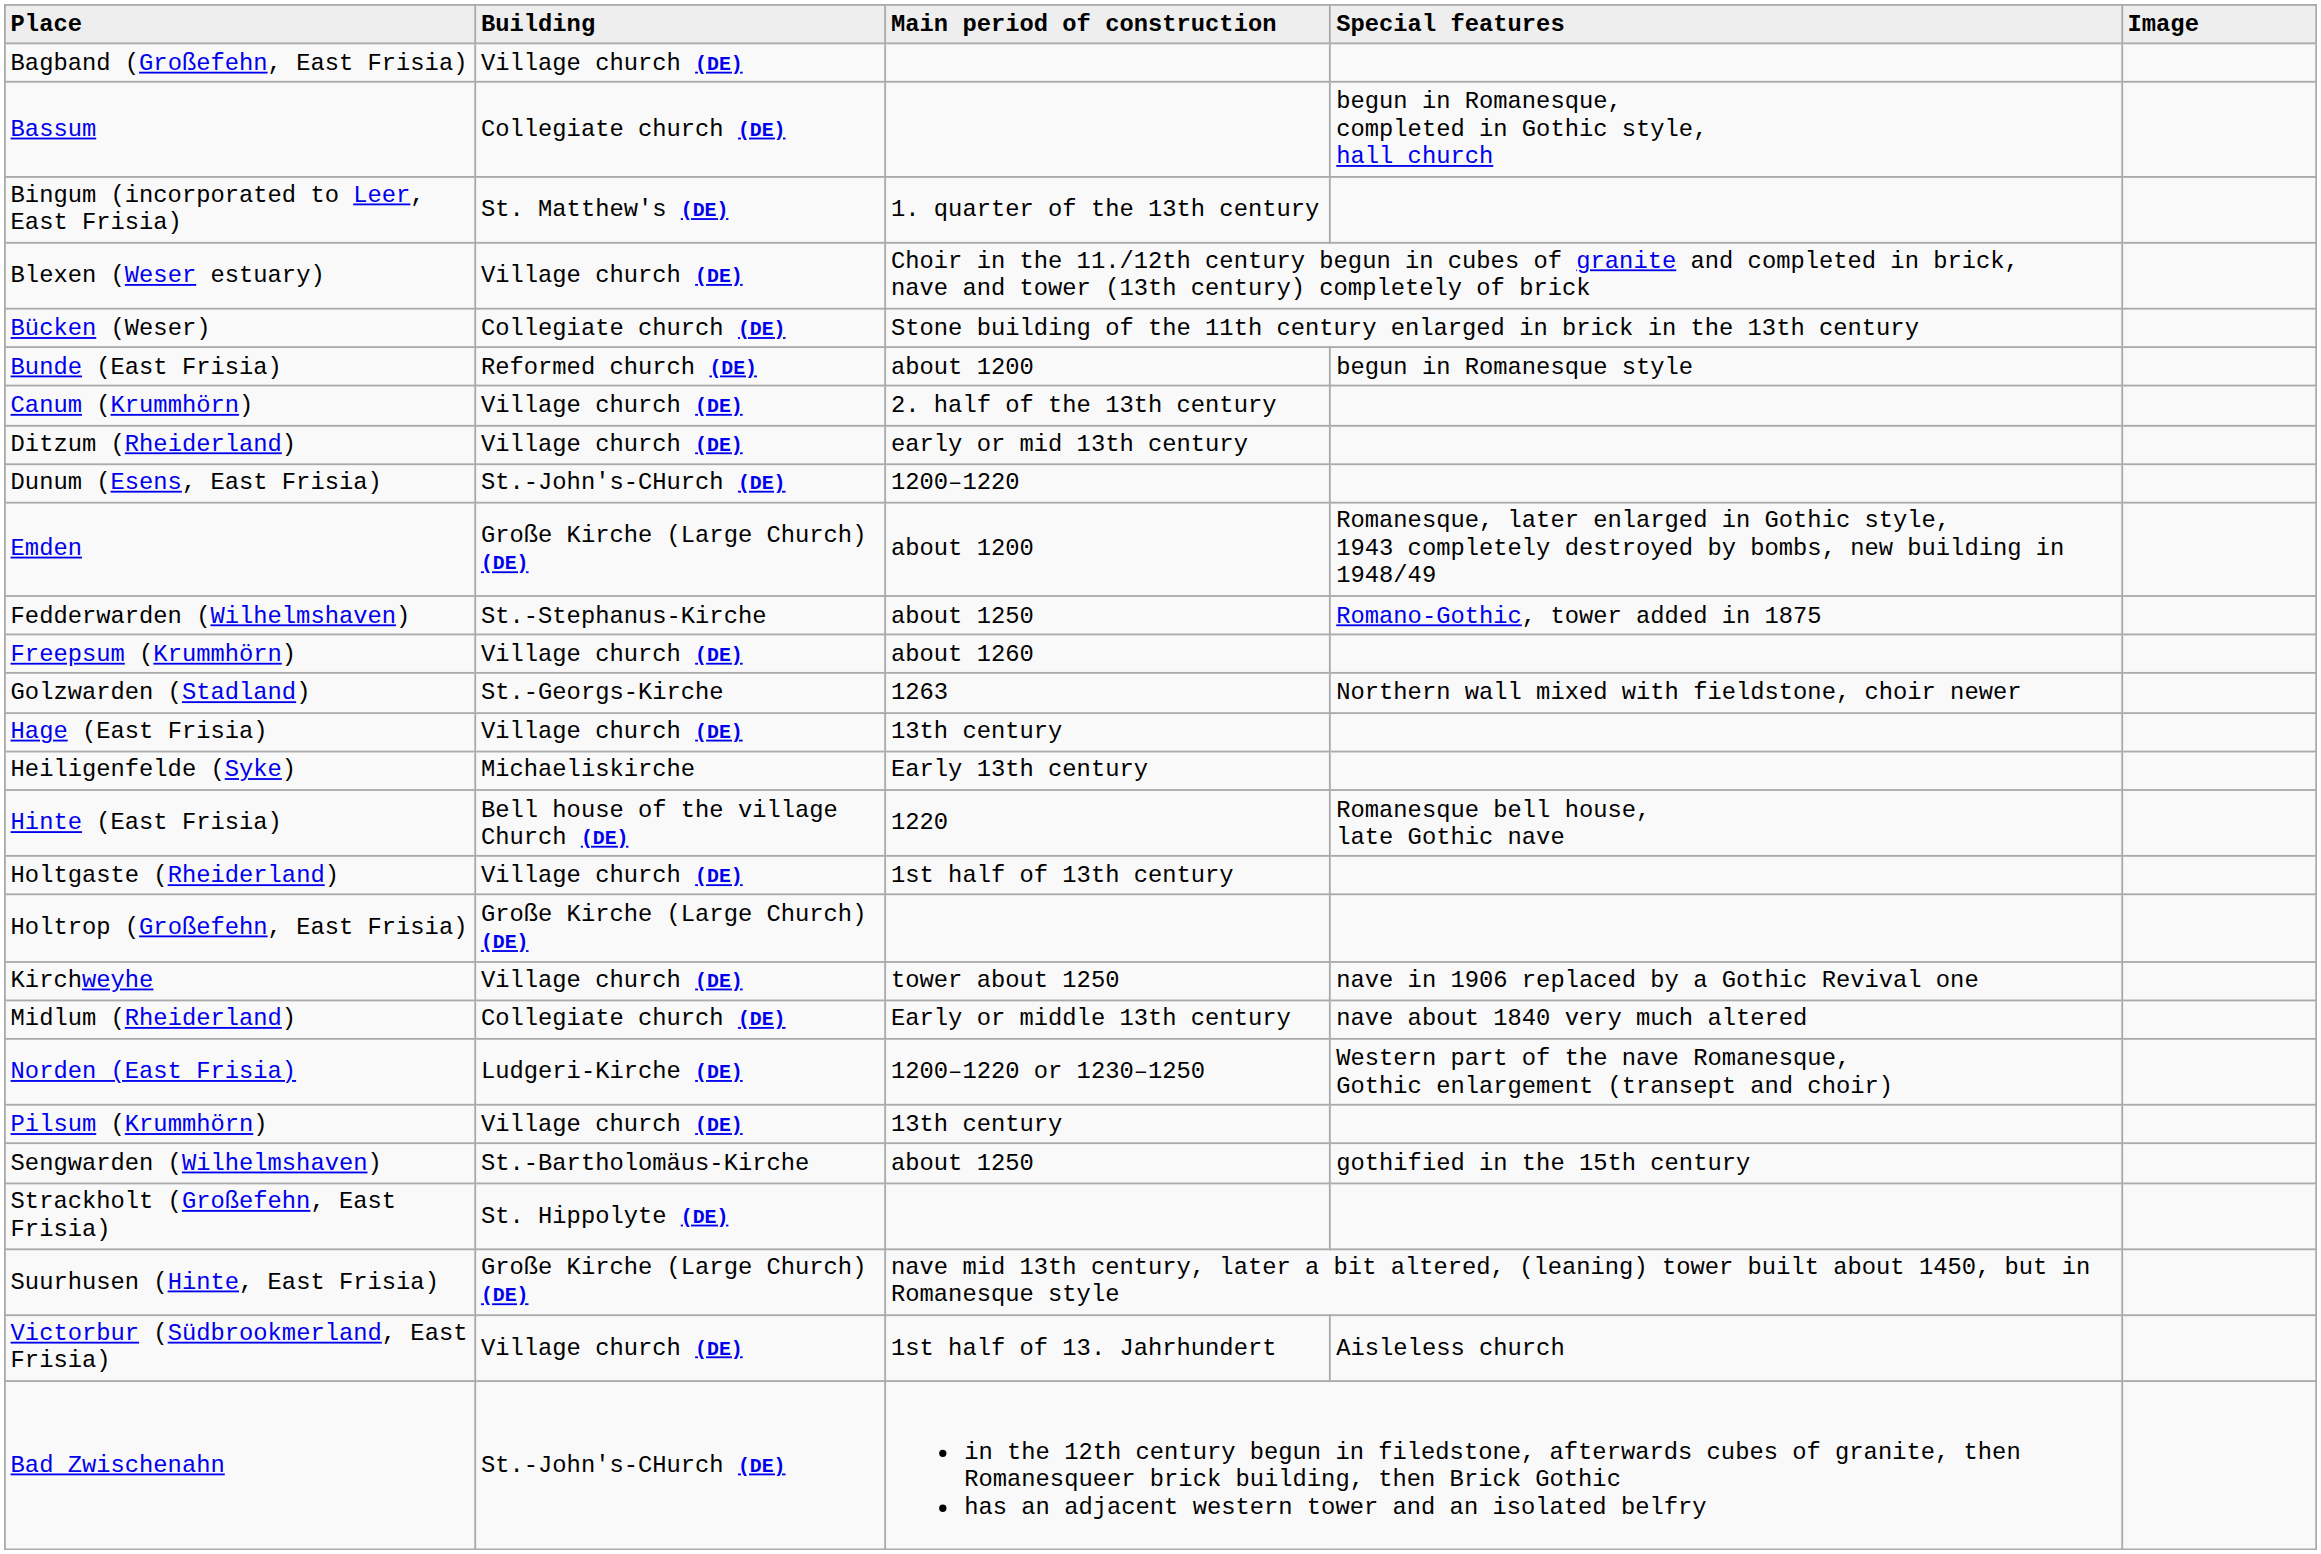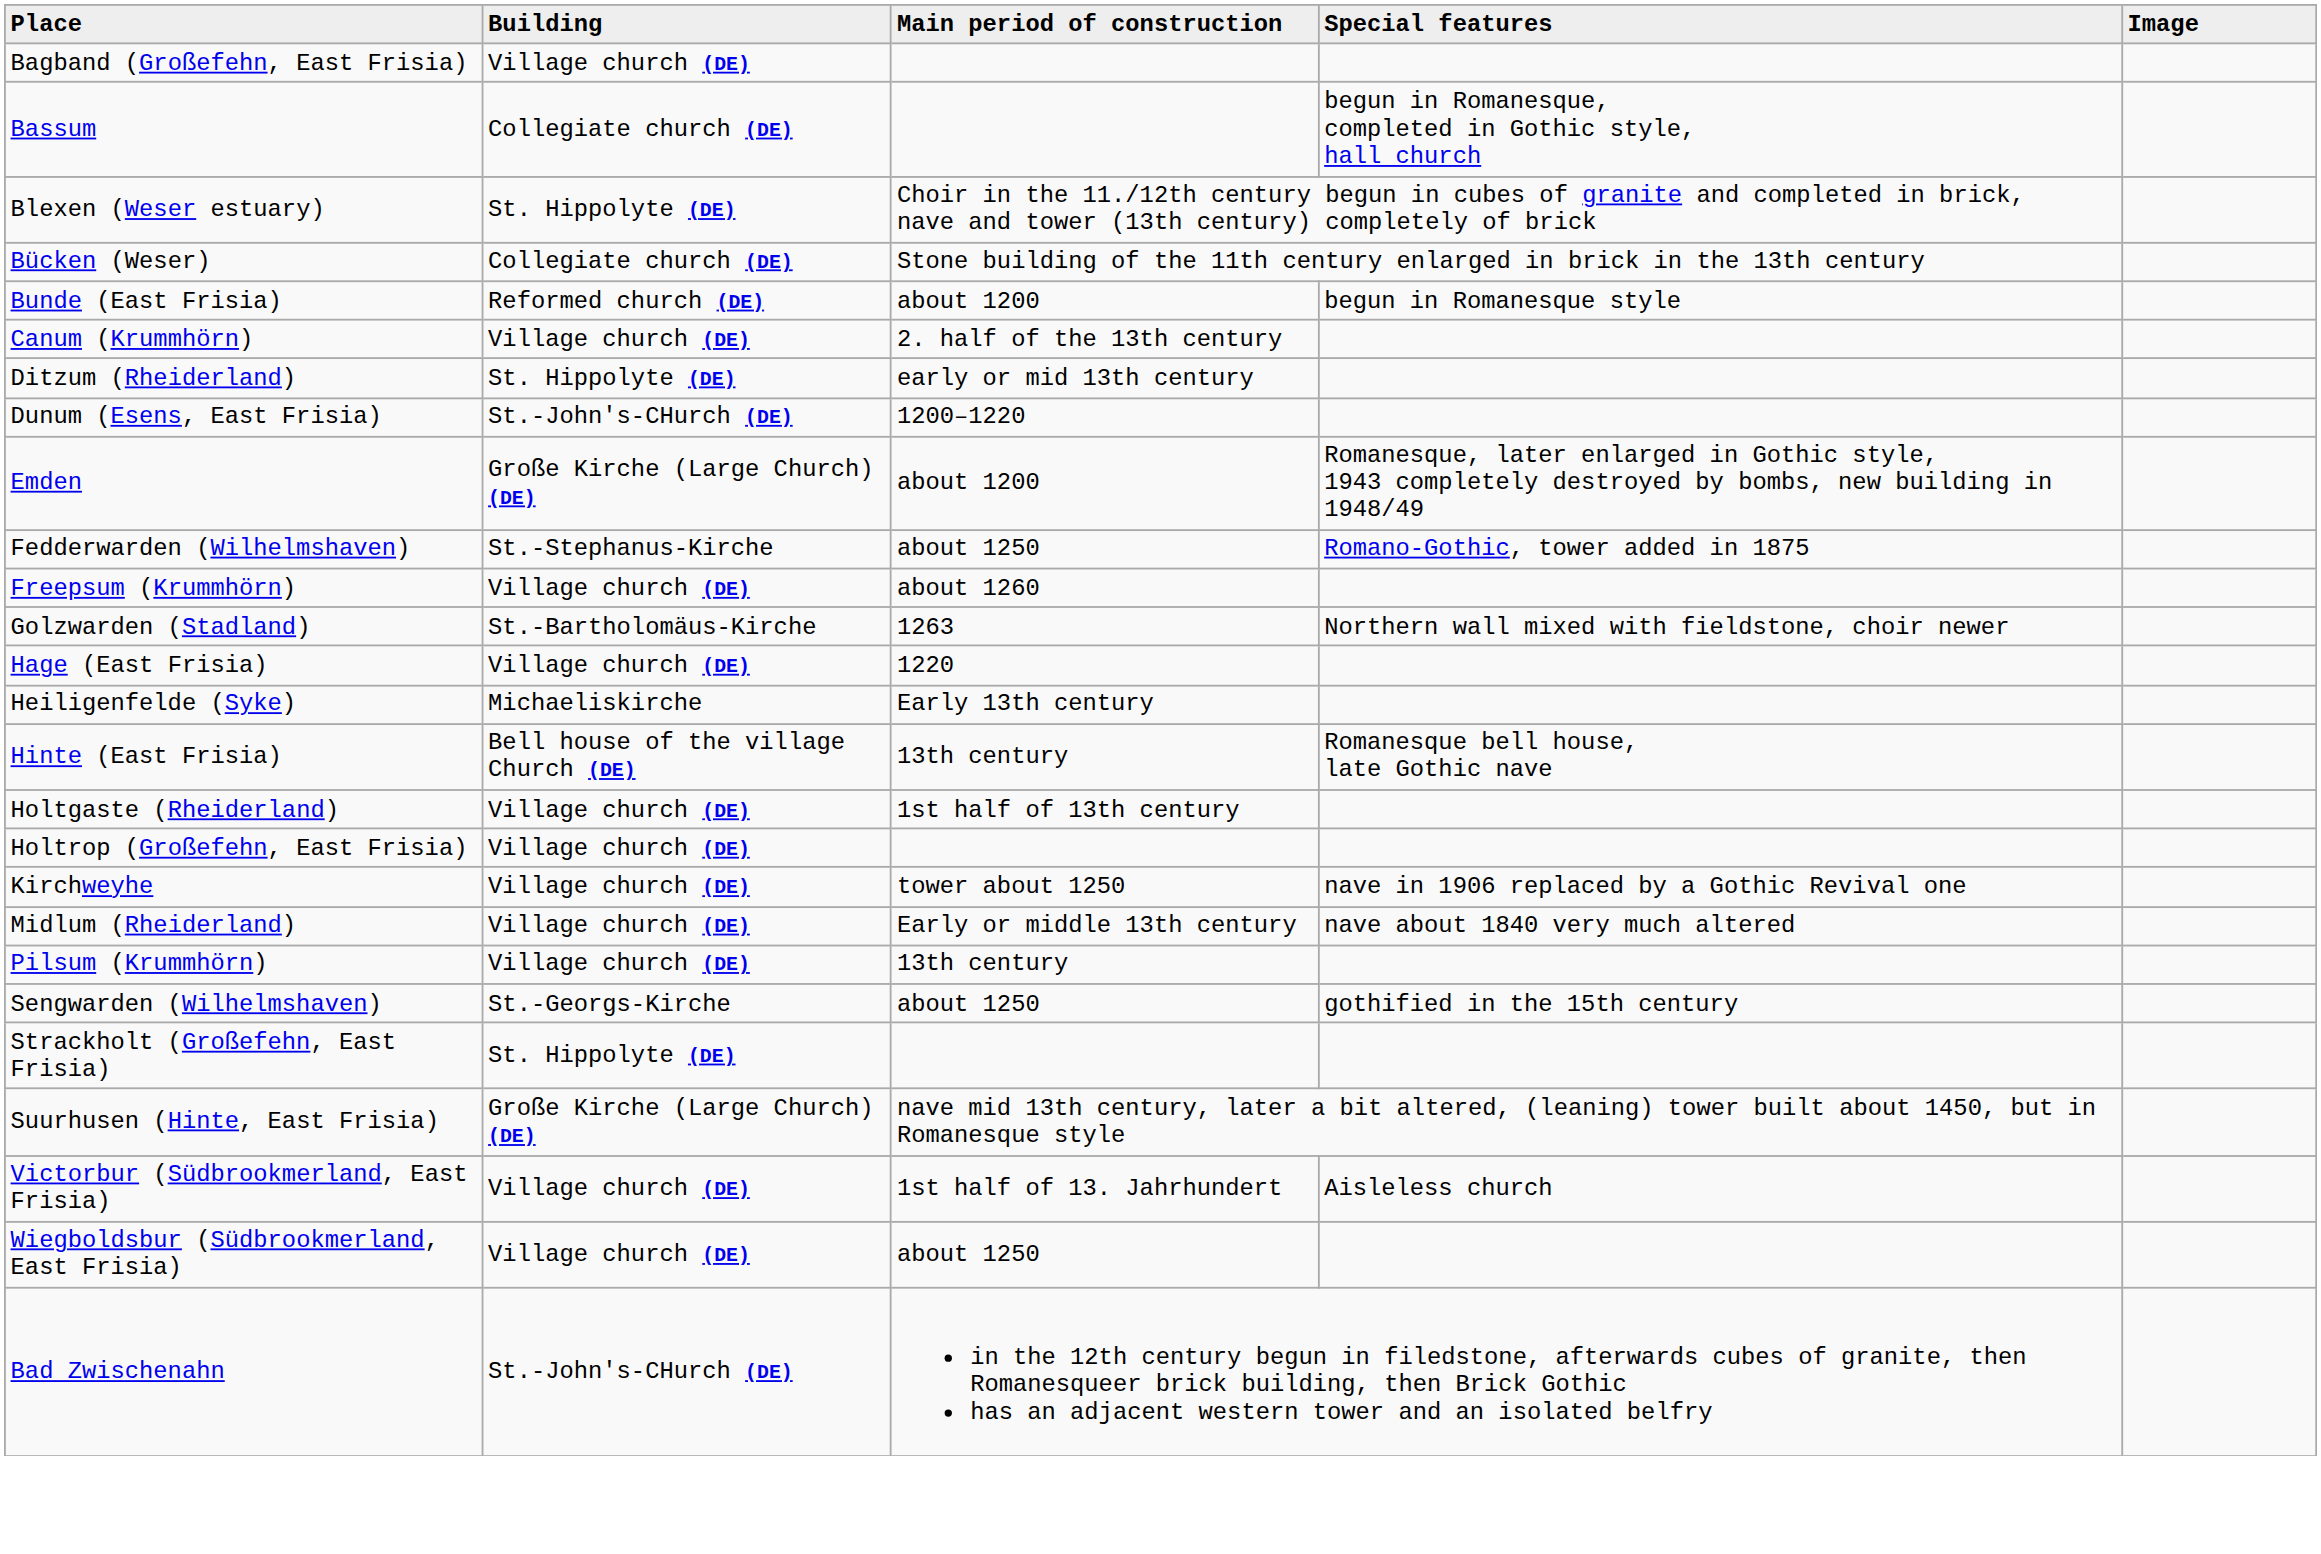- row: (218, 209)
(612, 275) Village church (DE) -> (612, 209) St. Hippolyte (DE)
(612, 444) Village church (DE) -> (612, 378) St. Hippolyte (DE)
(602, 693) St.-Georgs-Kirche -> (652, 627) St.-Bartholomäus-Kirche
(977, 732) 13th century -> (925, 666) 1220
(920, 823) 1220 -> (983, 757) 13th century
(674, 928) Große Kirche (Large Church) (DE) -> (619, 848) Village church (DE)
(633, 1019) Collegiate church (DE) -> (619, 926) Village church (DE)
- row: (153, 1072)
(645, 1163) St.-Bartholomäus-Kirche -> (609, 1003) St.-Georgs-Kirche
+ row: (225, 1254)
